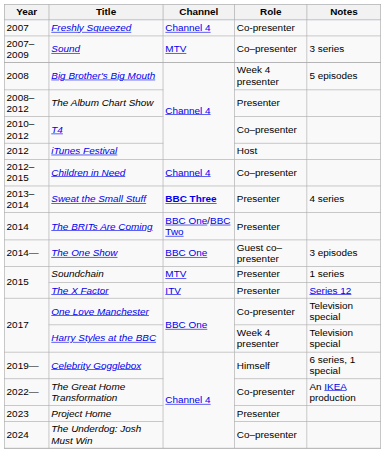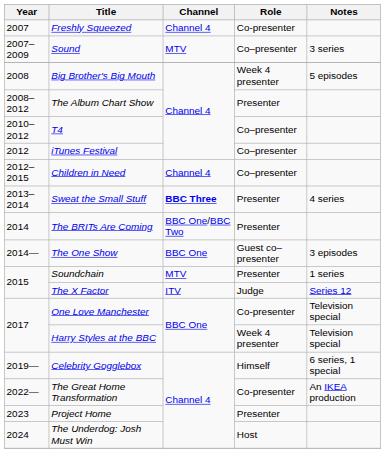(247, 151) Host -> (267, 151) Co–presenter
(258, 290) Presenter -> (250, 290) Judge
(267, 435) Co–presenter -> (247, 435) Host
